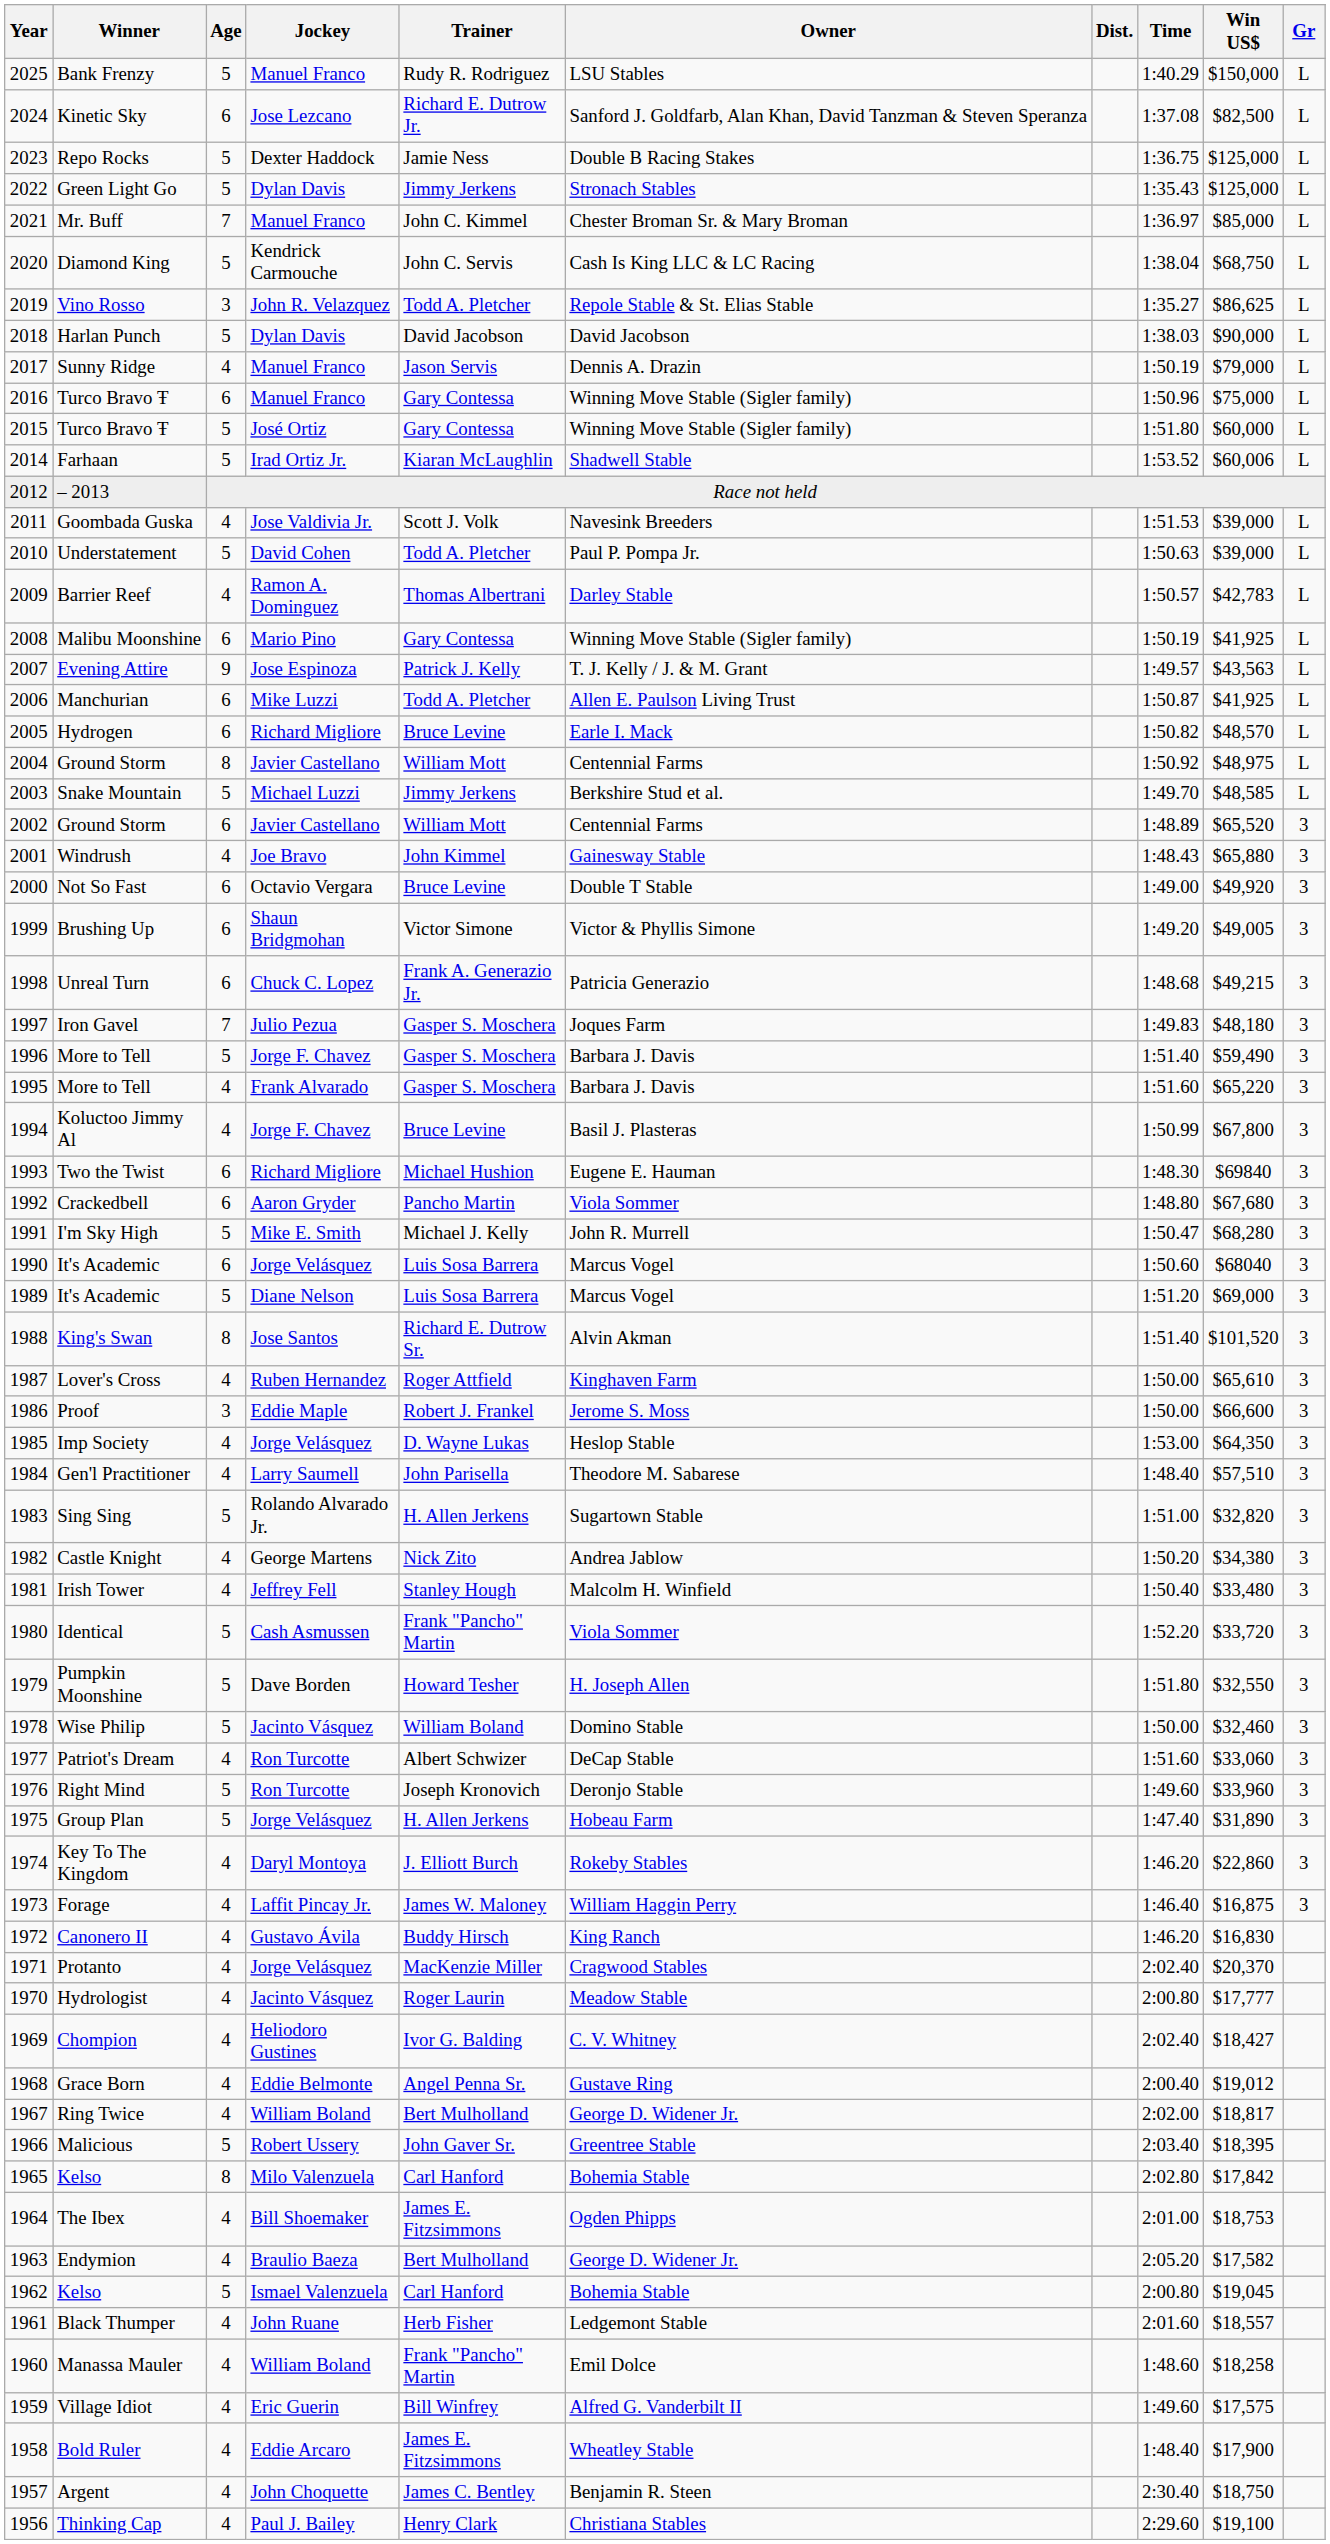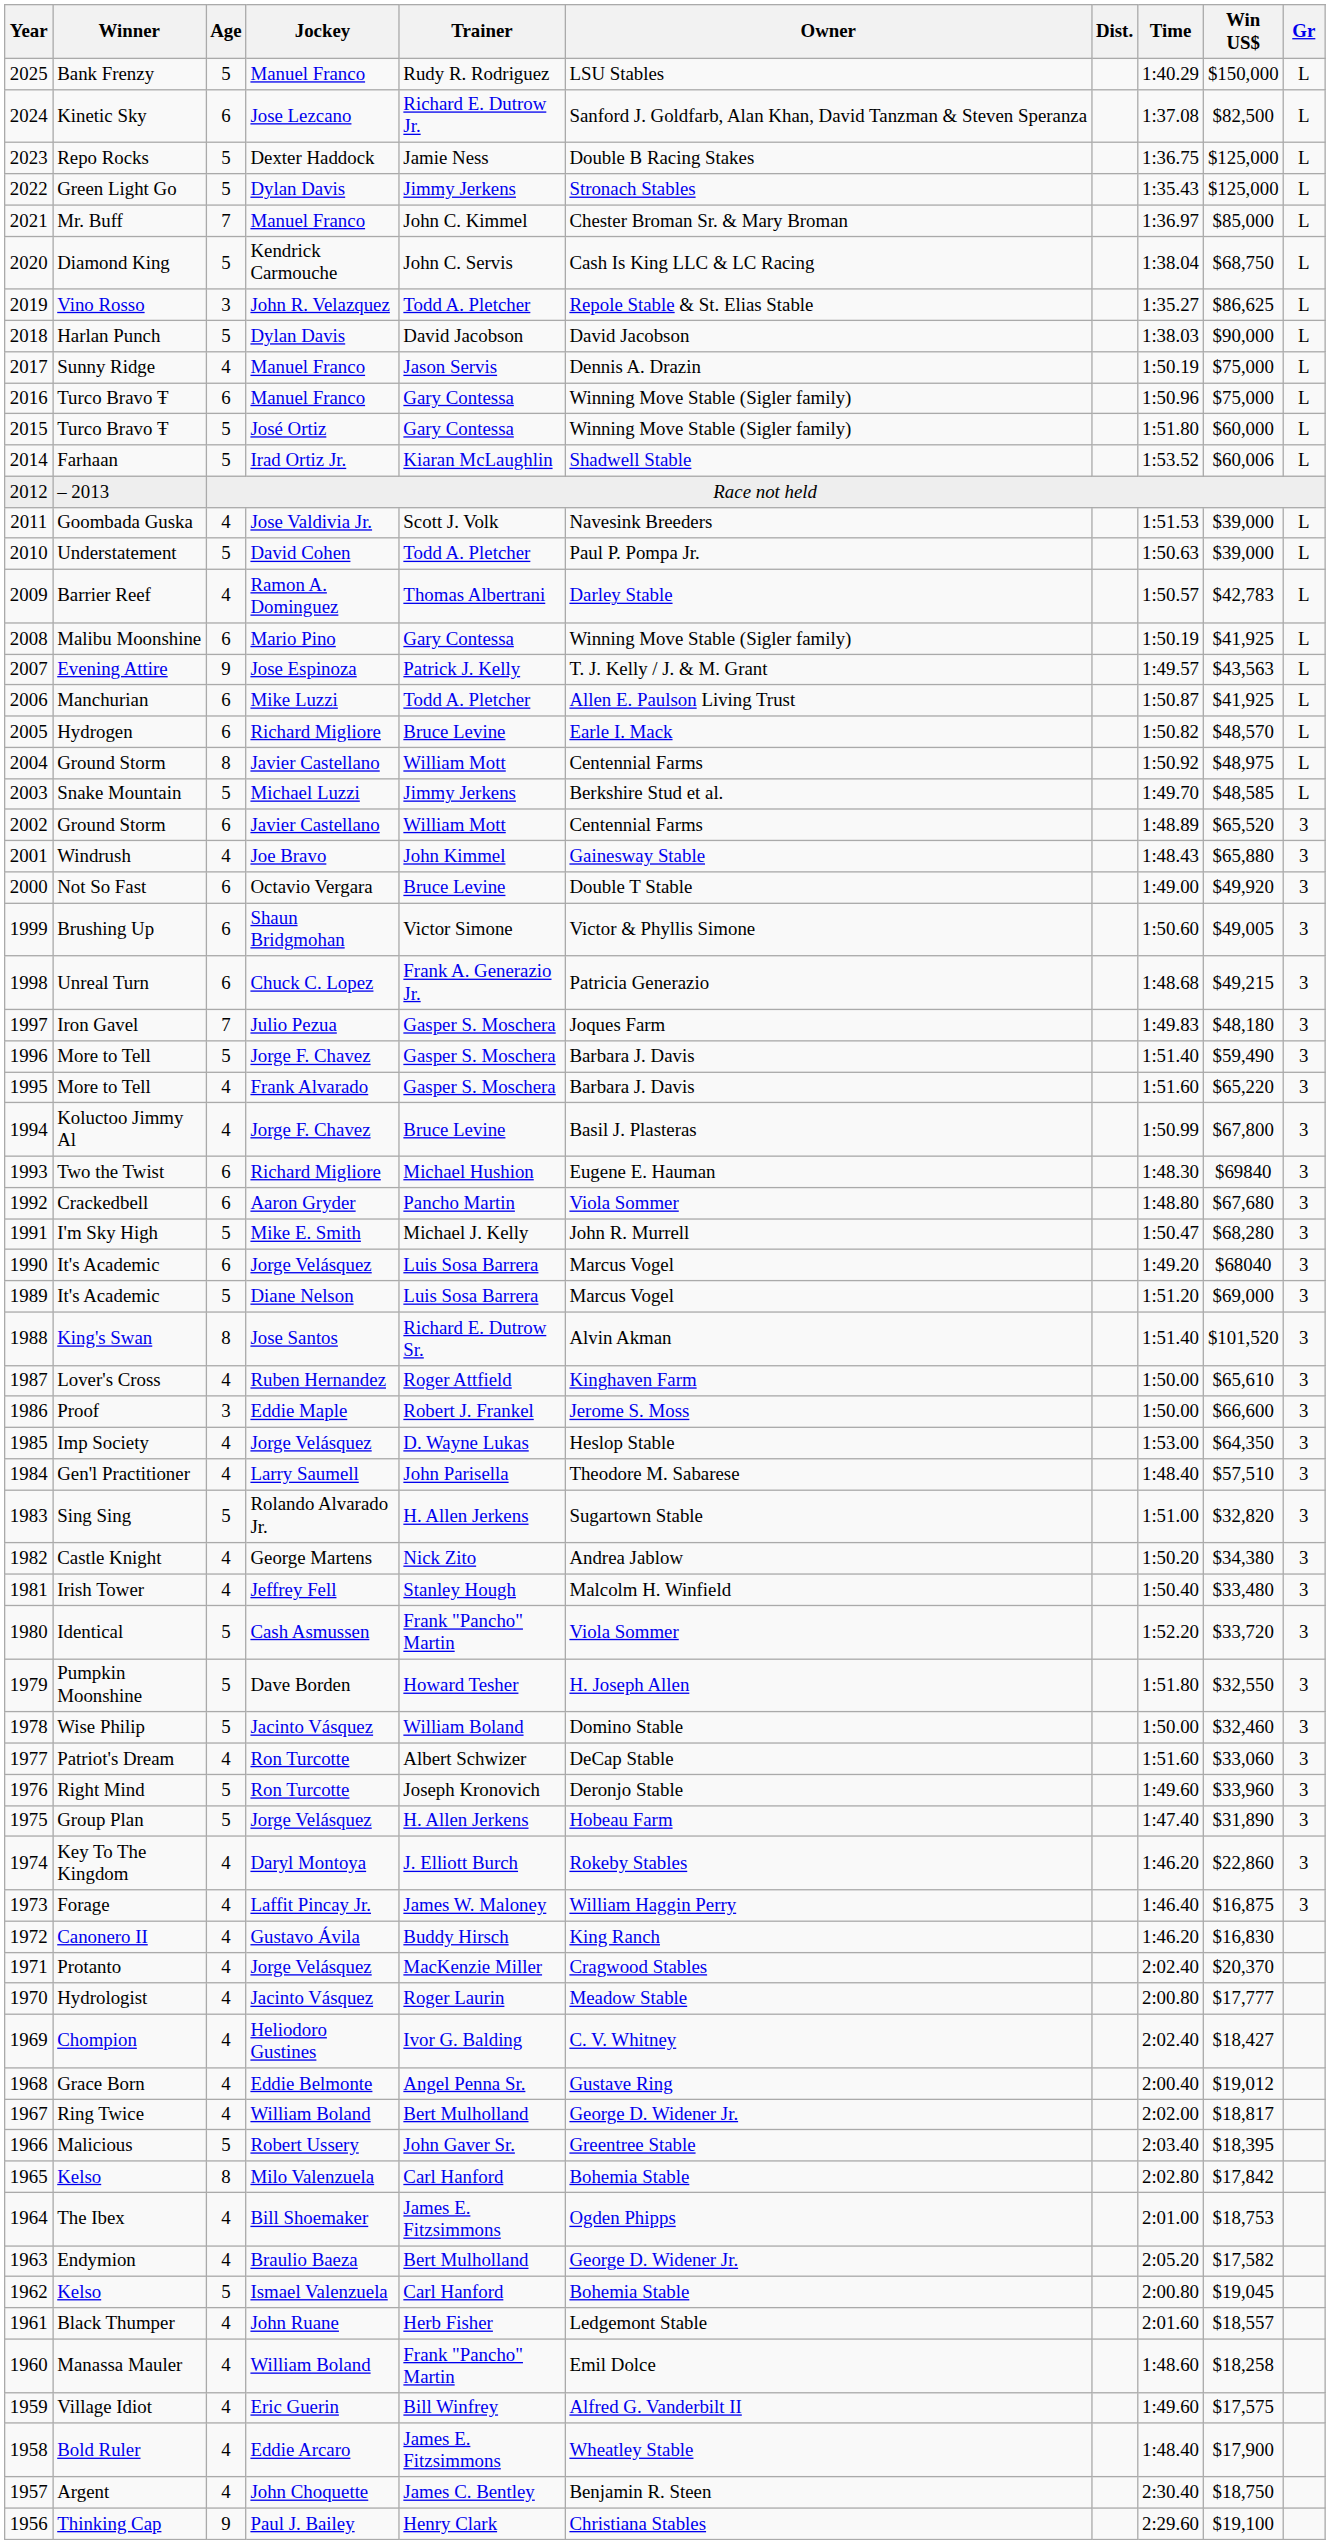(1243, 367) $79,000 -> (1243, 367) $75,000
(1171, 929) 1:49.20 -> (1171, 929) 1:50.60
(1171, 1265) 1:50.60 -> (1171, 1265) 1:49.20
(226, 2523) 4 -> (226, 2523) 9
